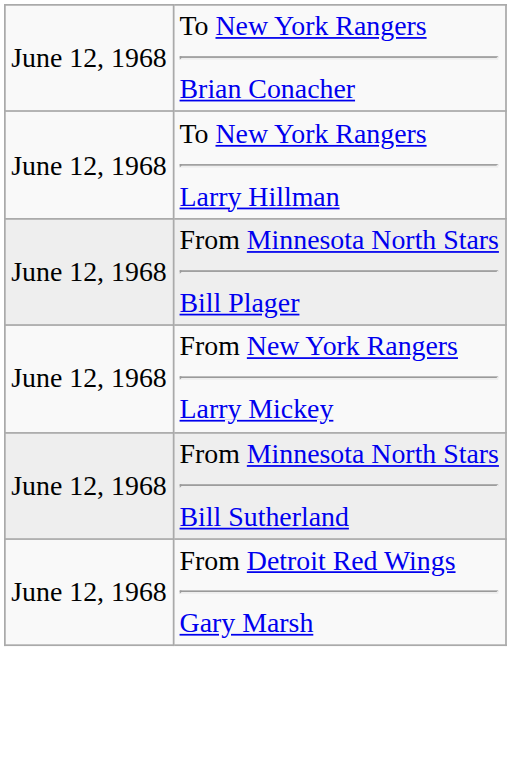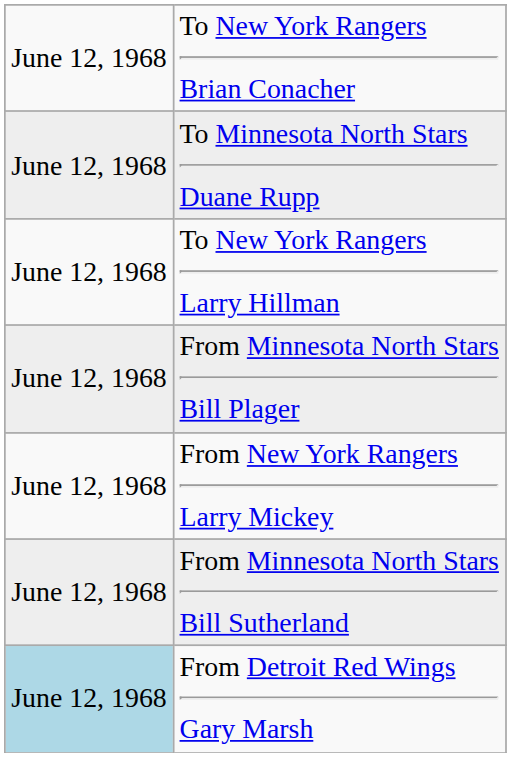+ row: (339, 164)
(89, 591) no background -> (89, 698) lightblue background
